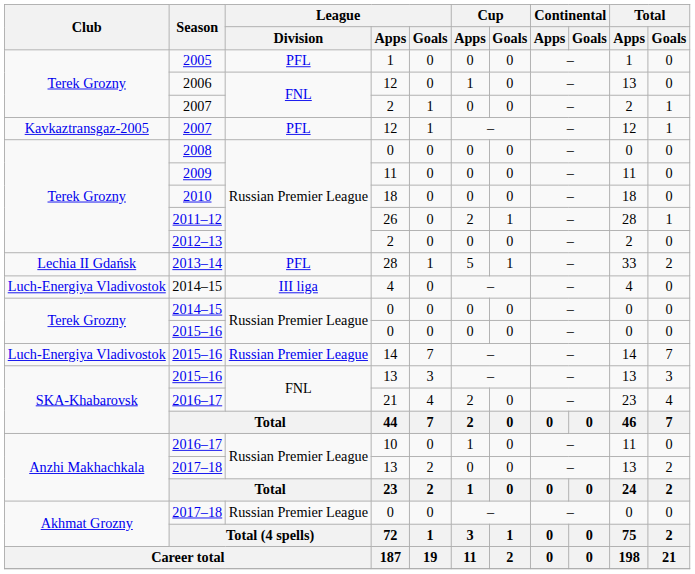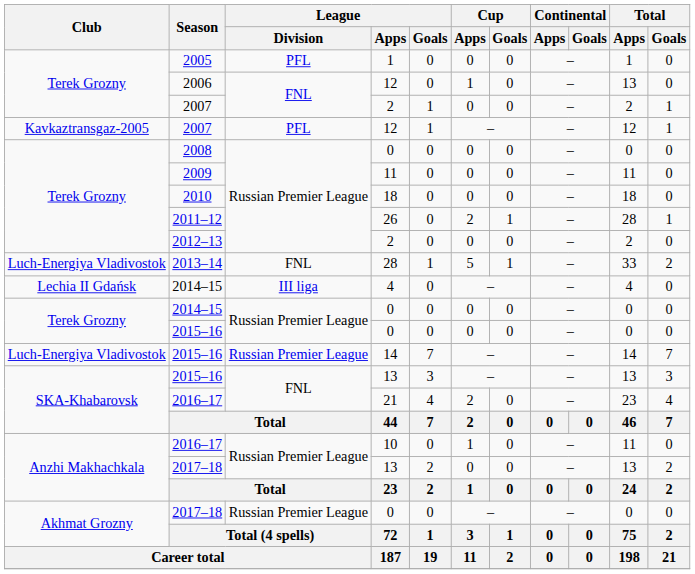(87, 264) Lechia II Gdańsk -> (87, 264) Luch-Energiya Vladivostok
(298, 264) PFL -> (298, 264) FNL
(87, 286) Luch-Energiya Vladivostok -> (87, 286) Lechia II Gdańsk
